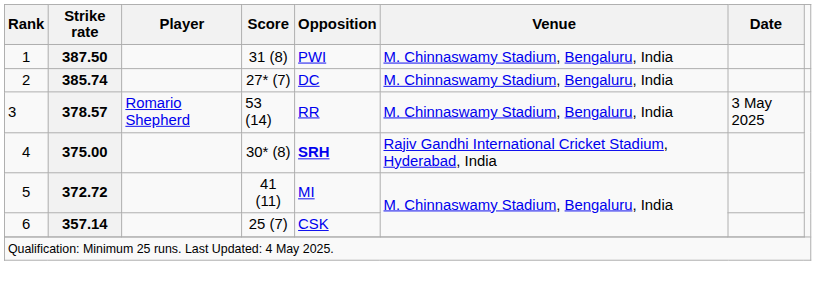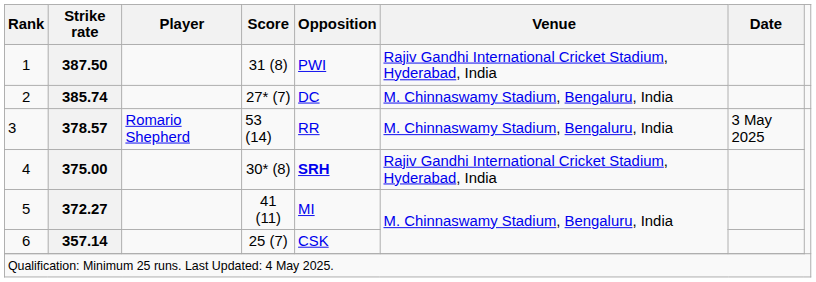(528, 56) M. Chinnaswamy Stadium, Bengaluru, India -> (526, 65) Rajiv Gandhi International Cricket Stadium, Hyderabad, India
(85, 192) 372.72 -> (85, 209) 372.27
